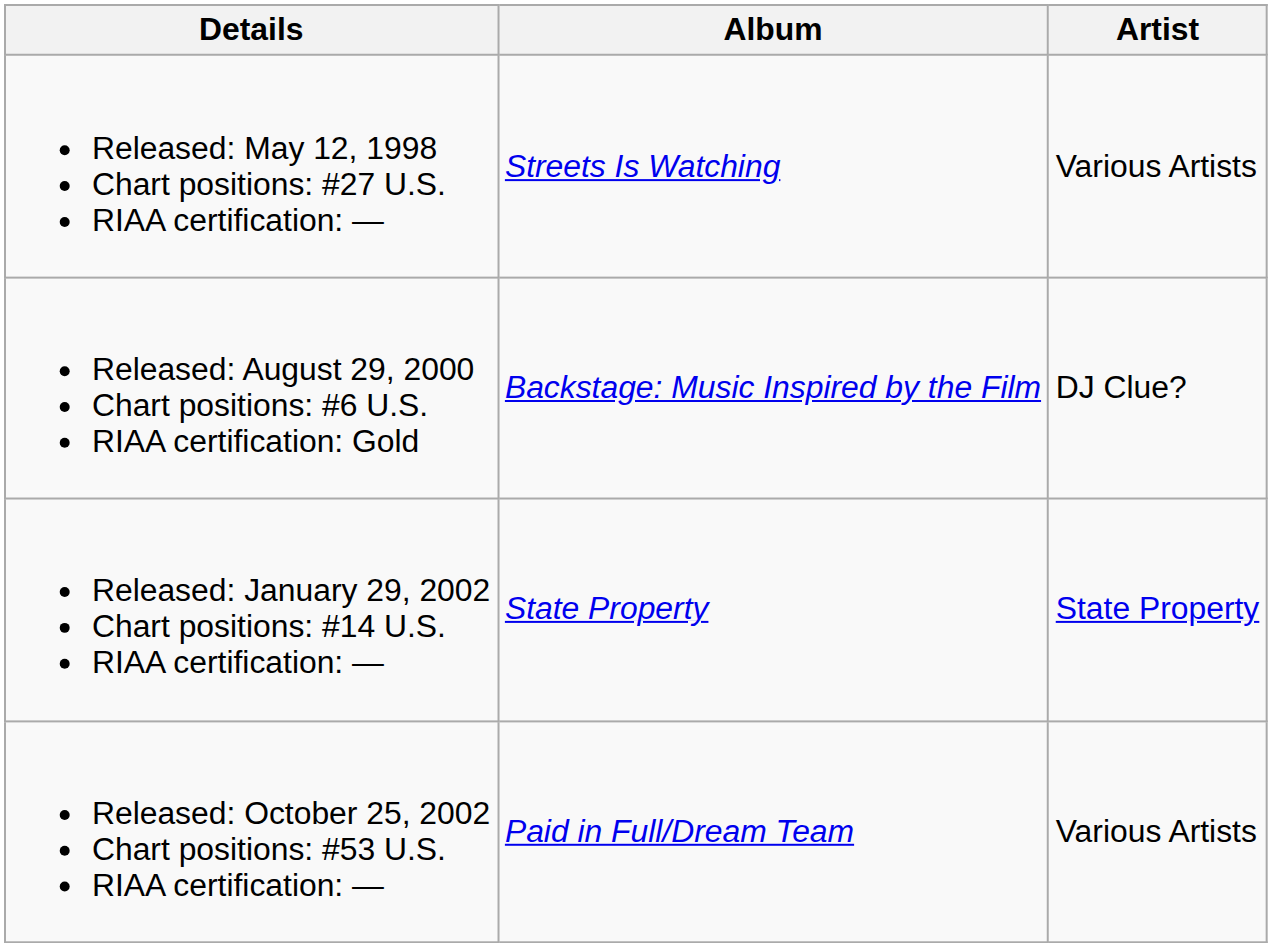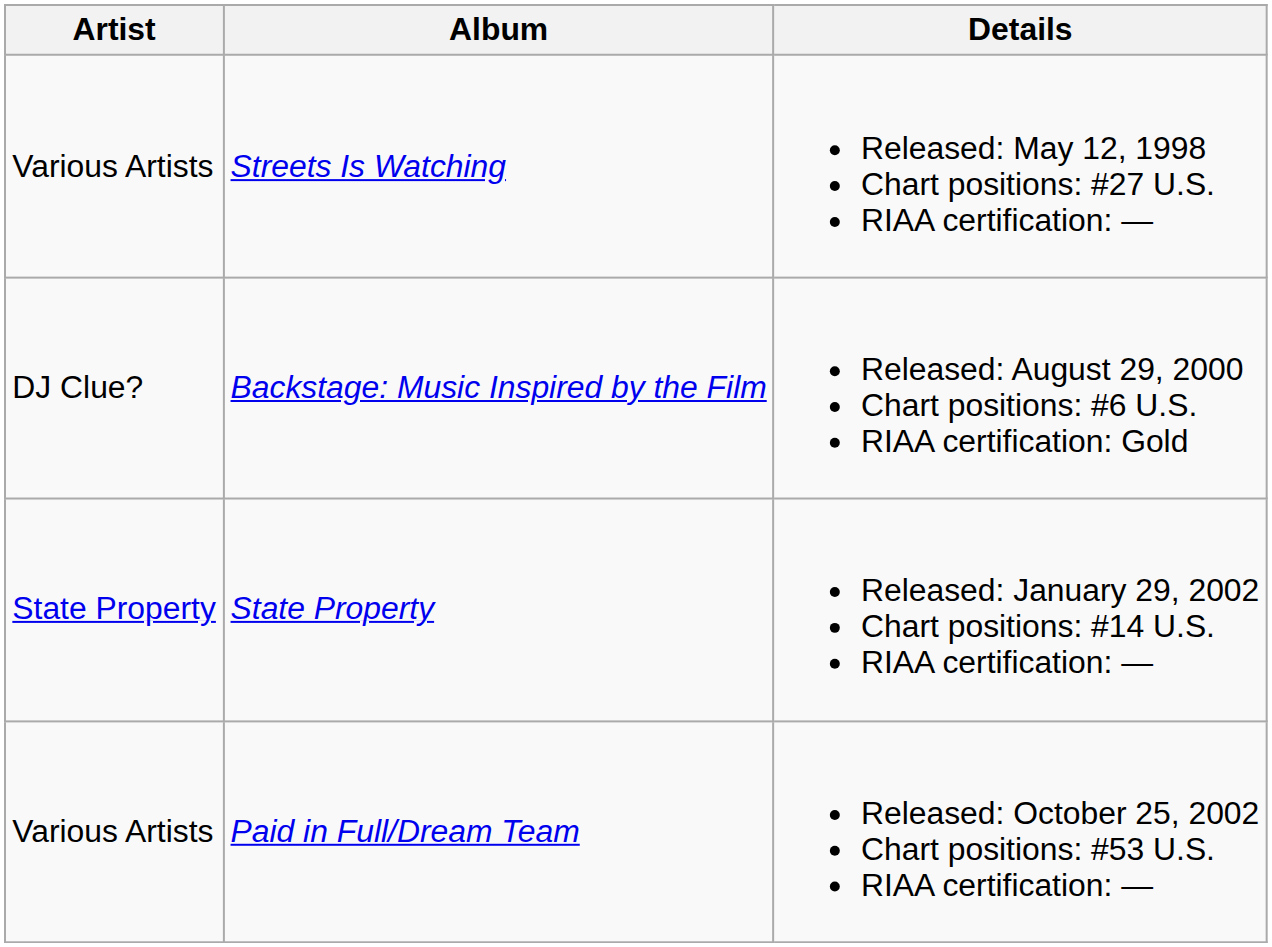columns swapped: (1158, 29) <-> (251, 29)
